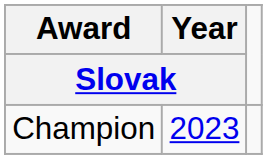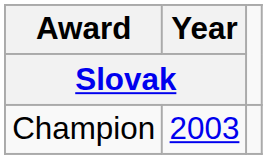(205, 128) 2023 -> (205, 128) 2003
